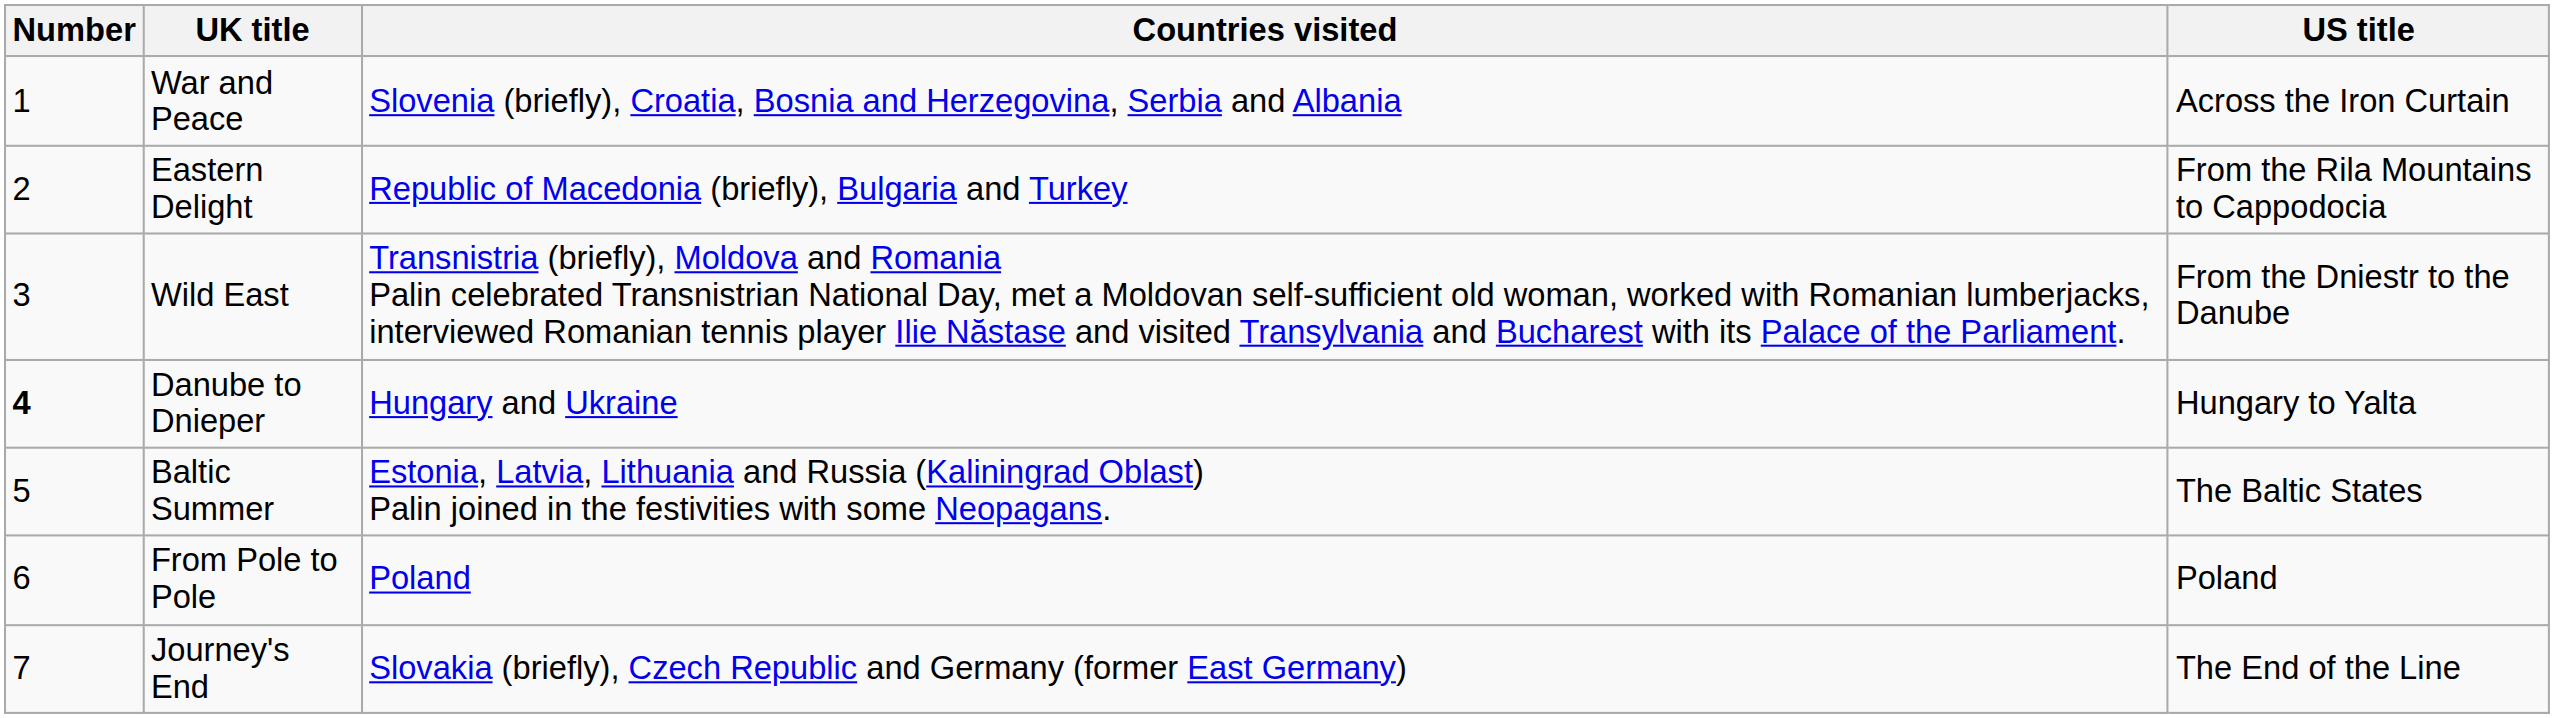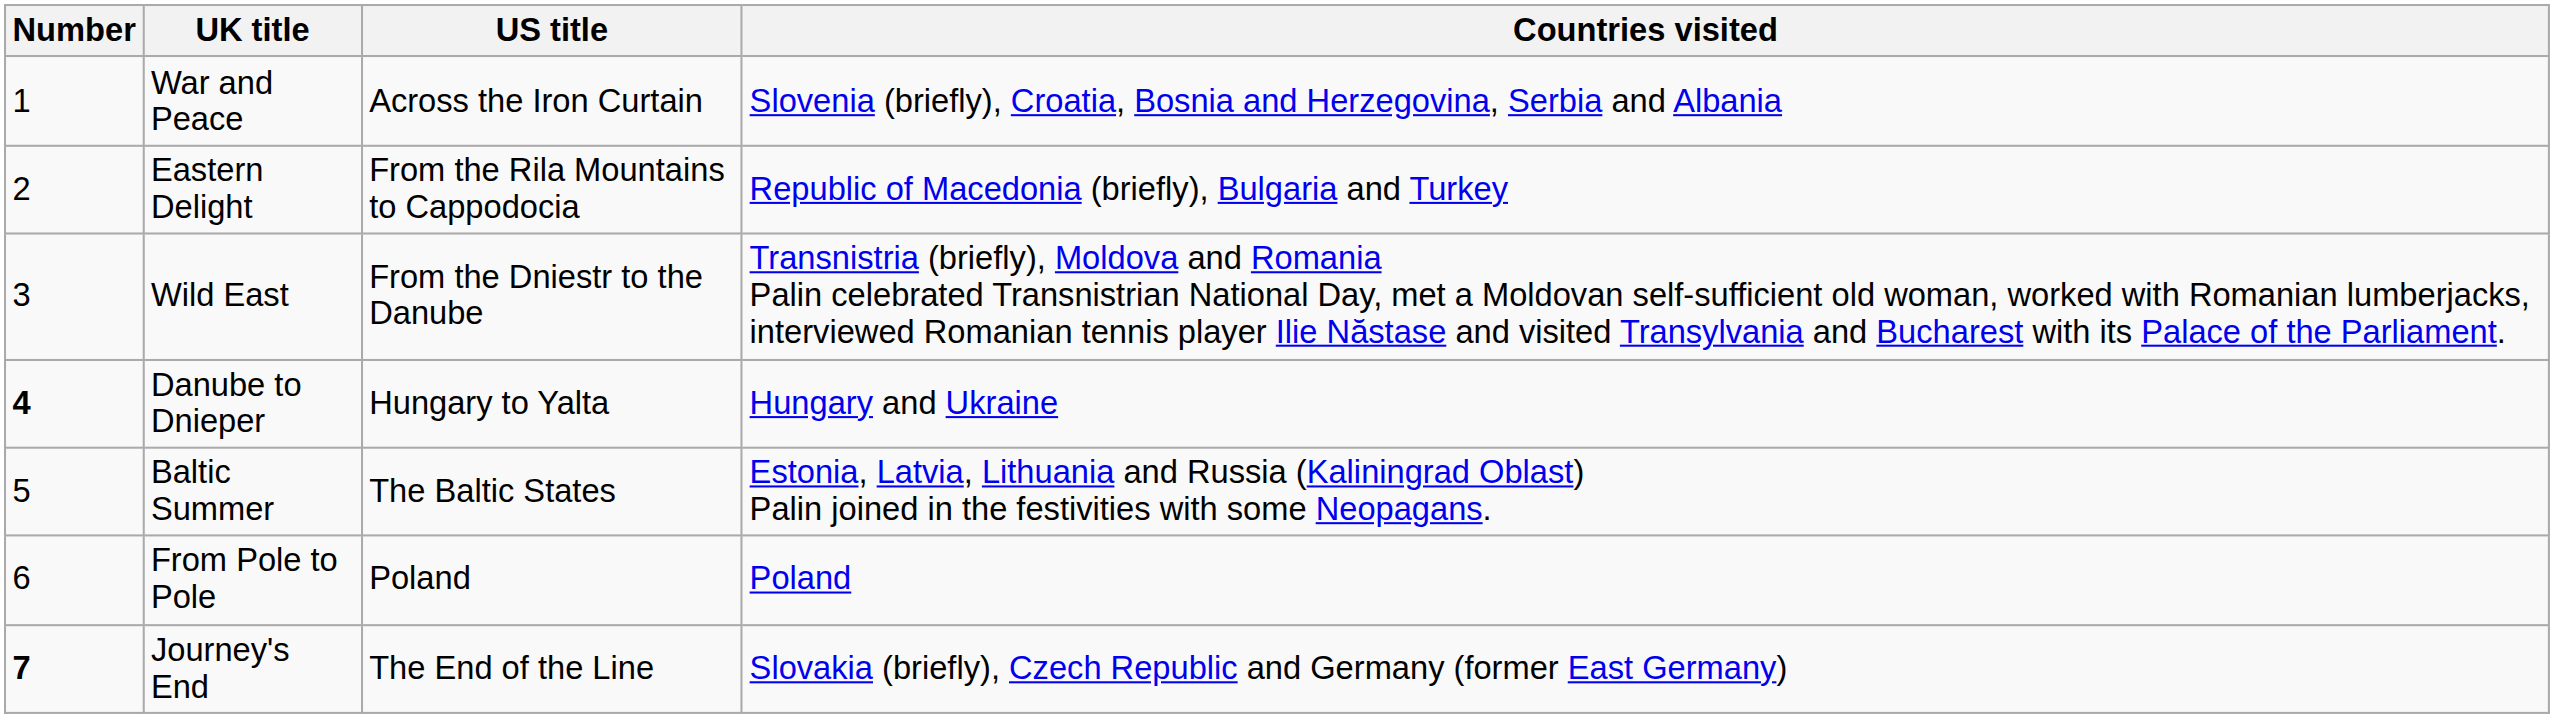columns swapped: (2359, 30) <-> (1265, 30)
(22, 668) normal -> (22, 668) bold
